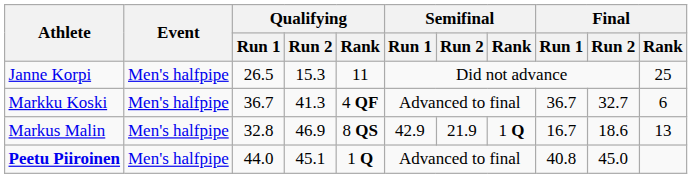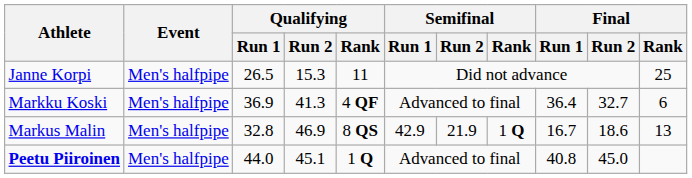(259, 102) 36.7 -> (259, 102) 36.9
(561, 102) 36.7 -> (561, 102) 36.4
